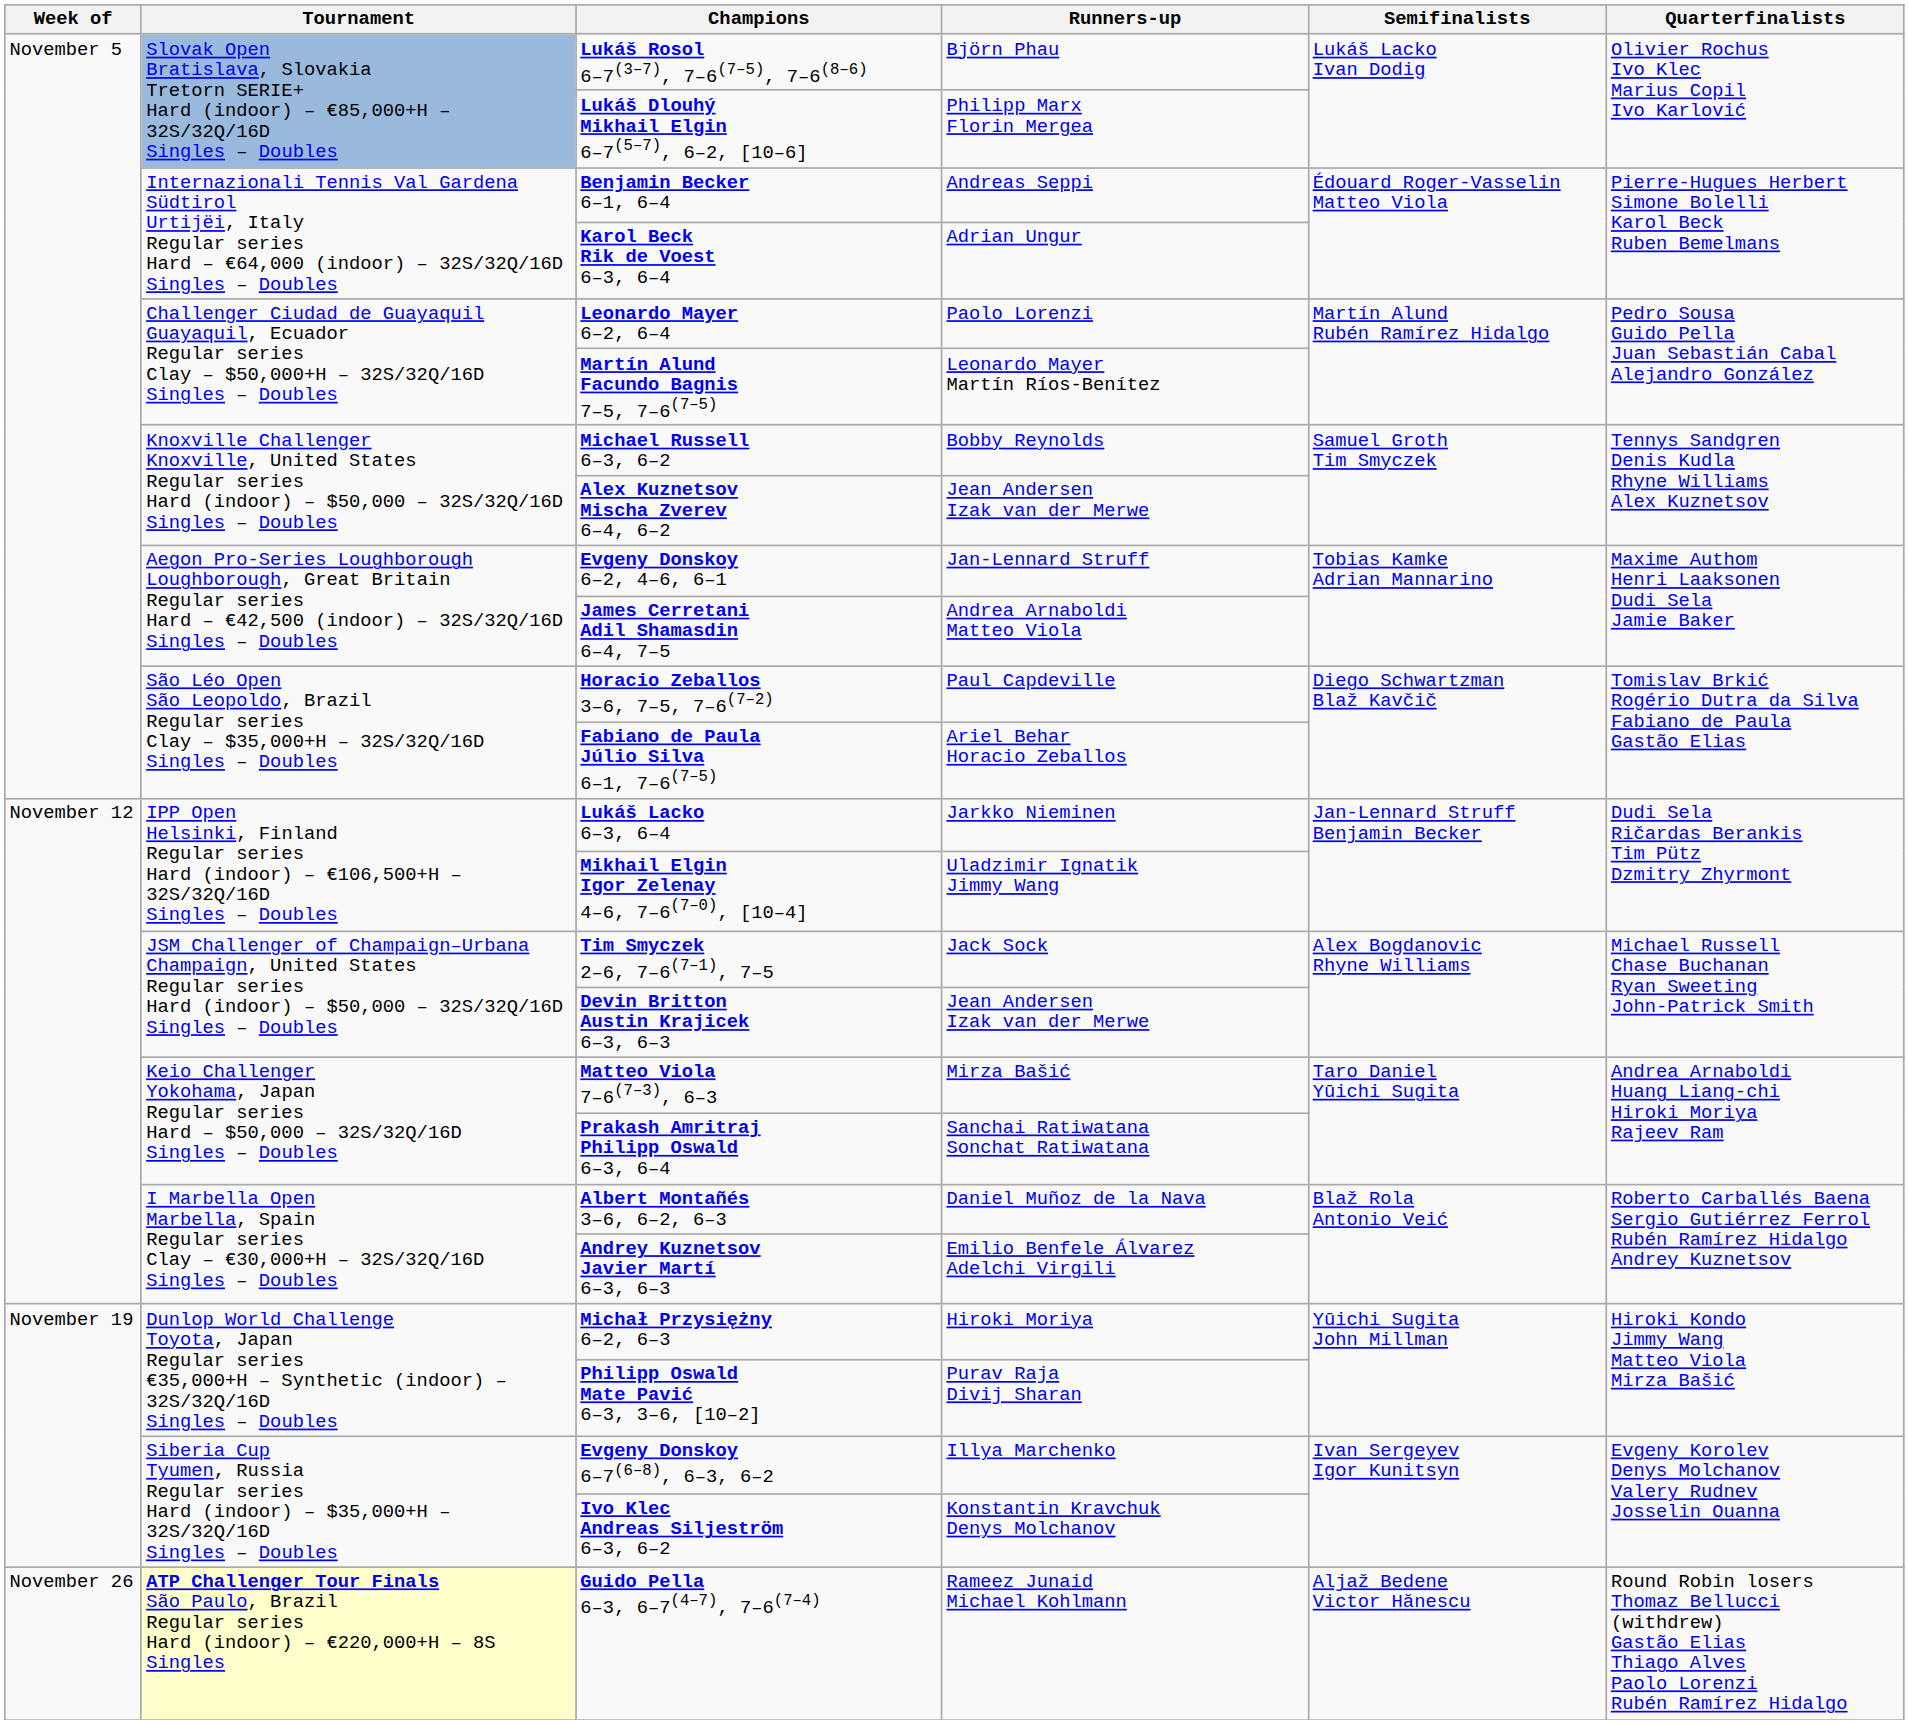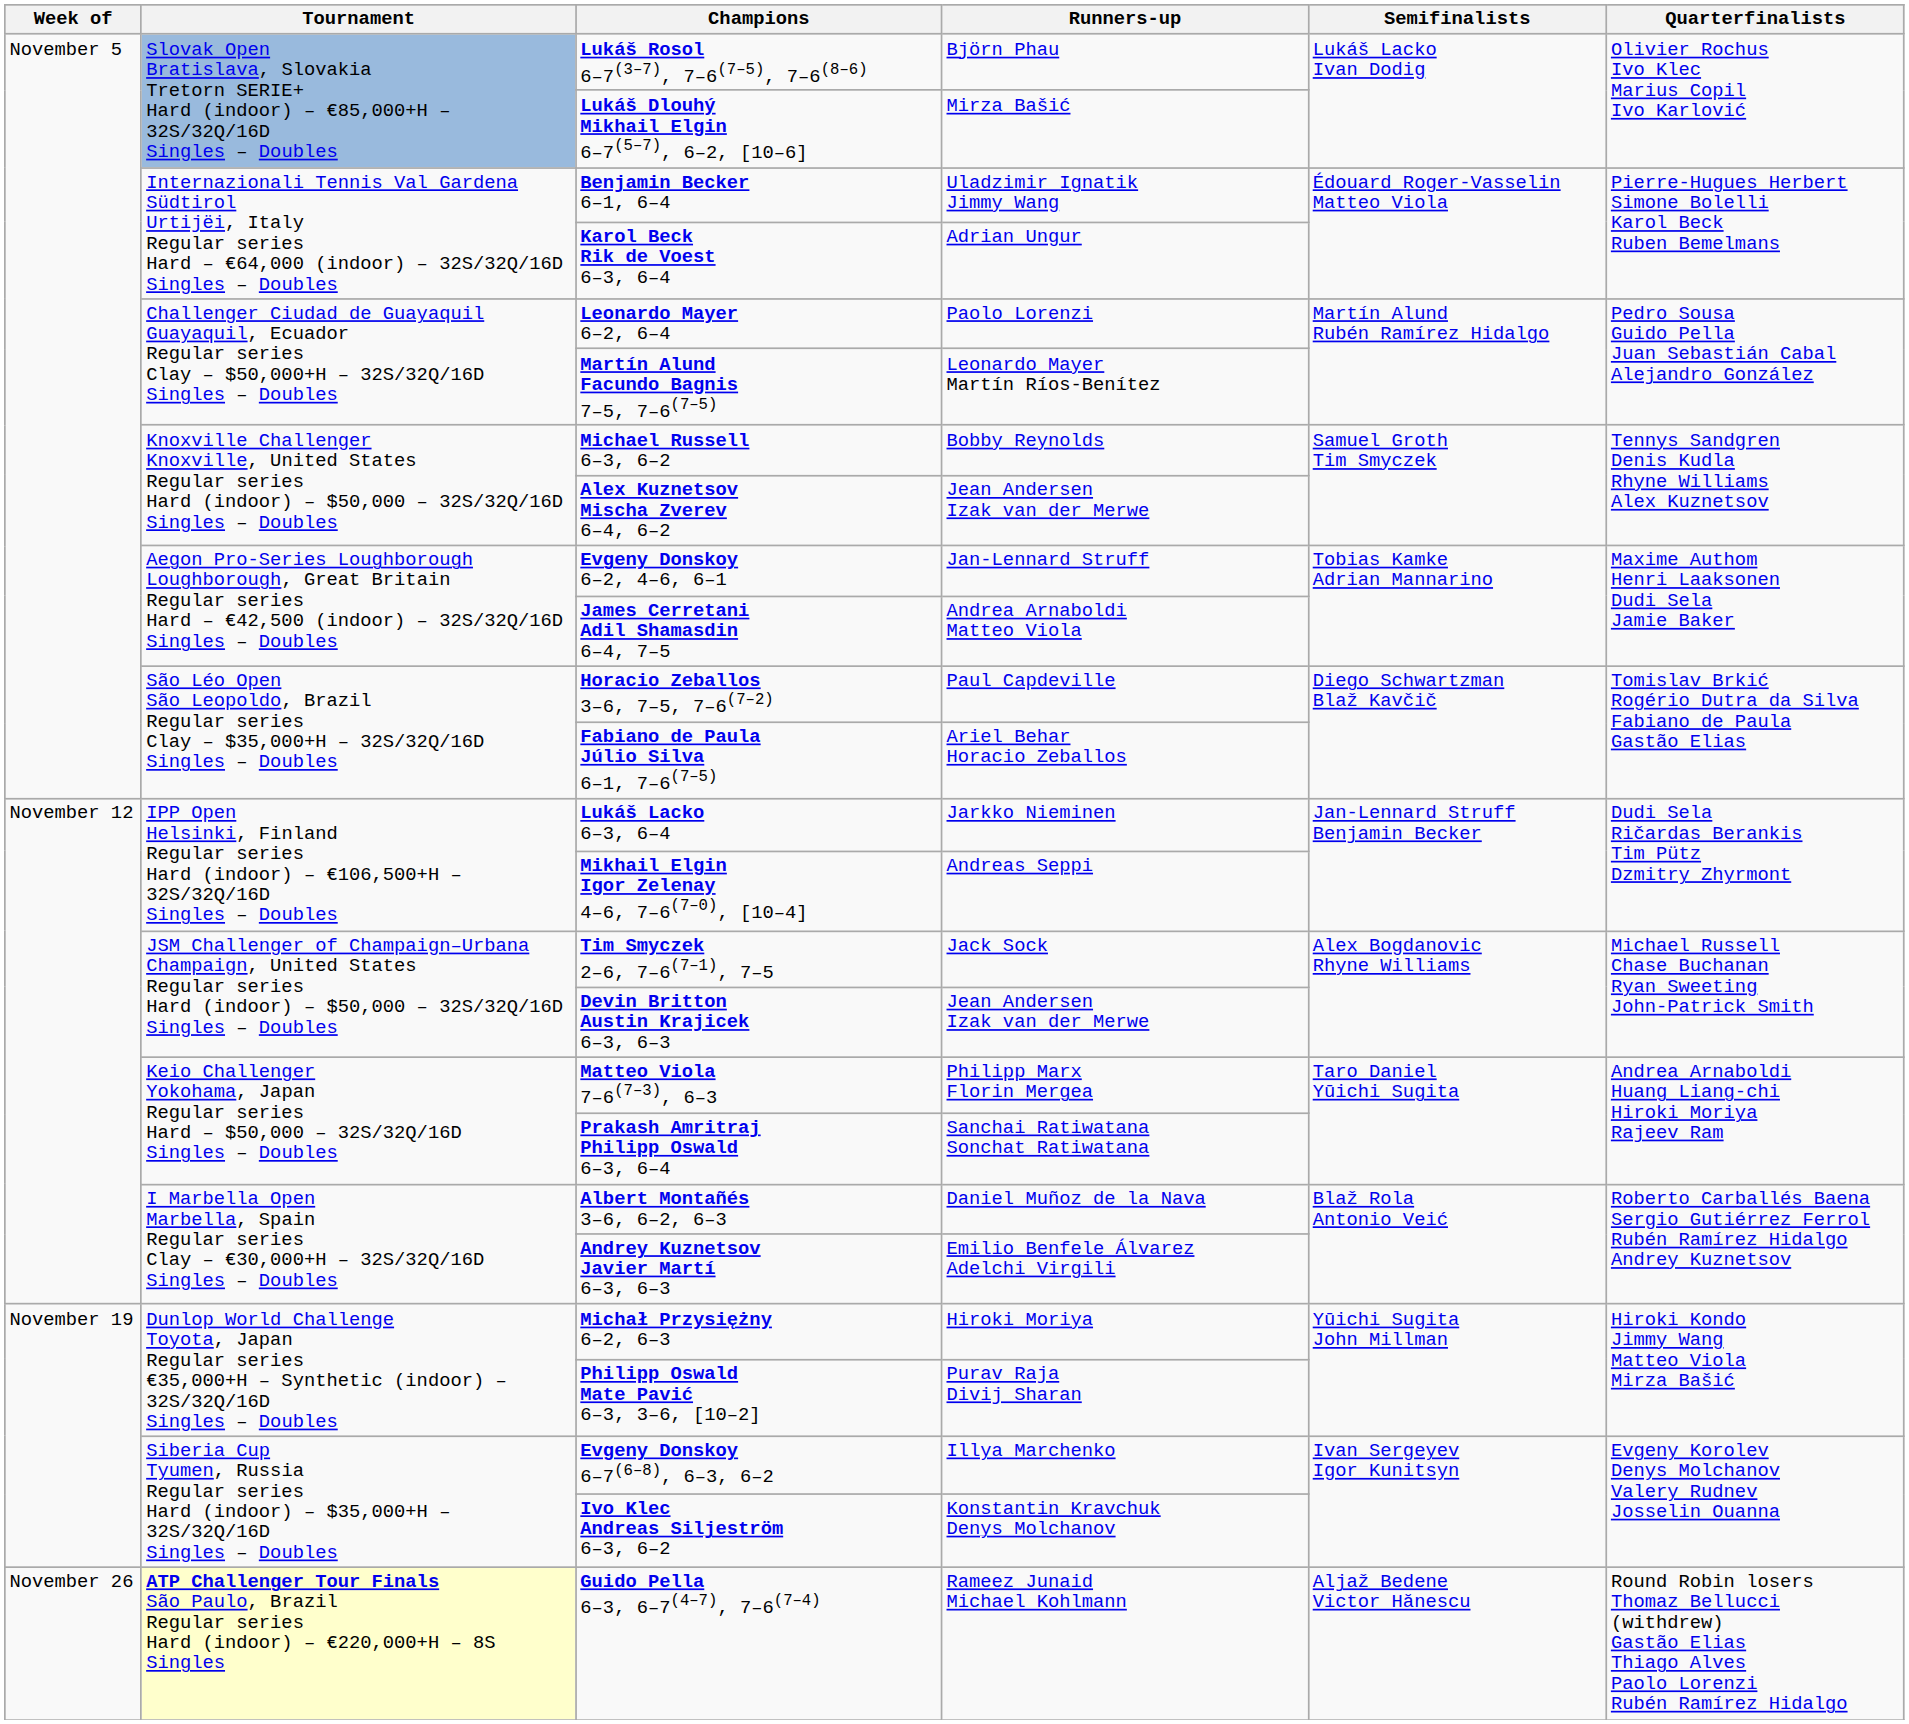(1020, 116) Philipp Marx Florin Mergea -> (1009, 106) Mirza Bašić
(1020, 182) Andreas Seppi -> (1042, 192) Uladzimir Ignatik Jimmy Wang
(1042, 876) Uladzimir Ignatik Jimmy Wang -> (1020, 866) Andreas Seppi
(1009, 1072) Mirza Bašić -> (1020, 1082) Philipp Marx Florin Mergea
